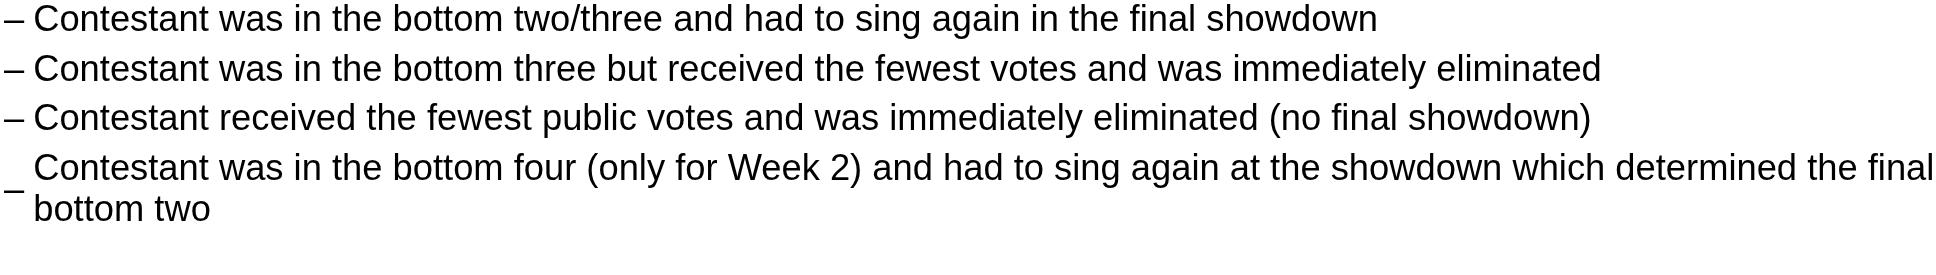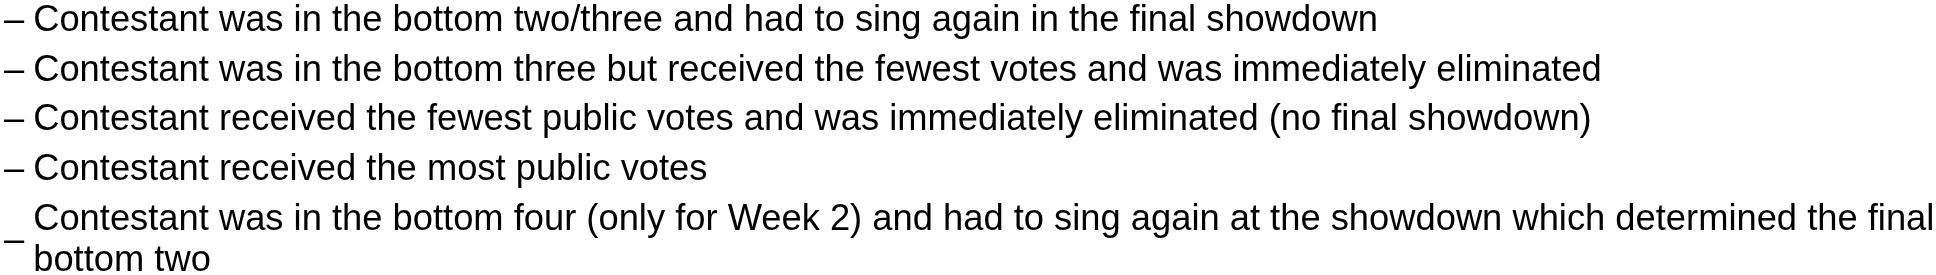+ row: (370, 168)
